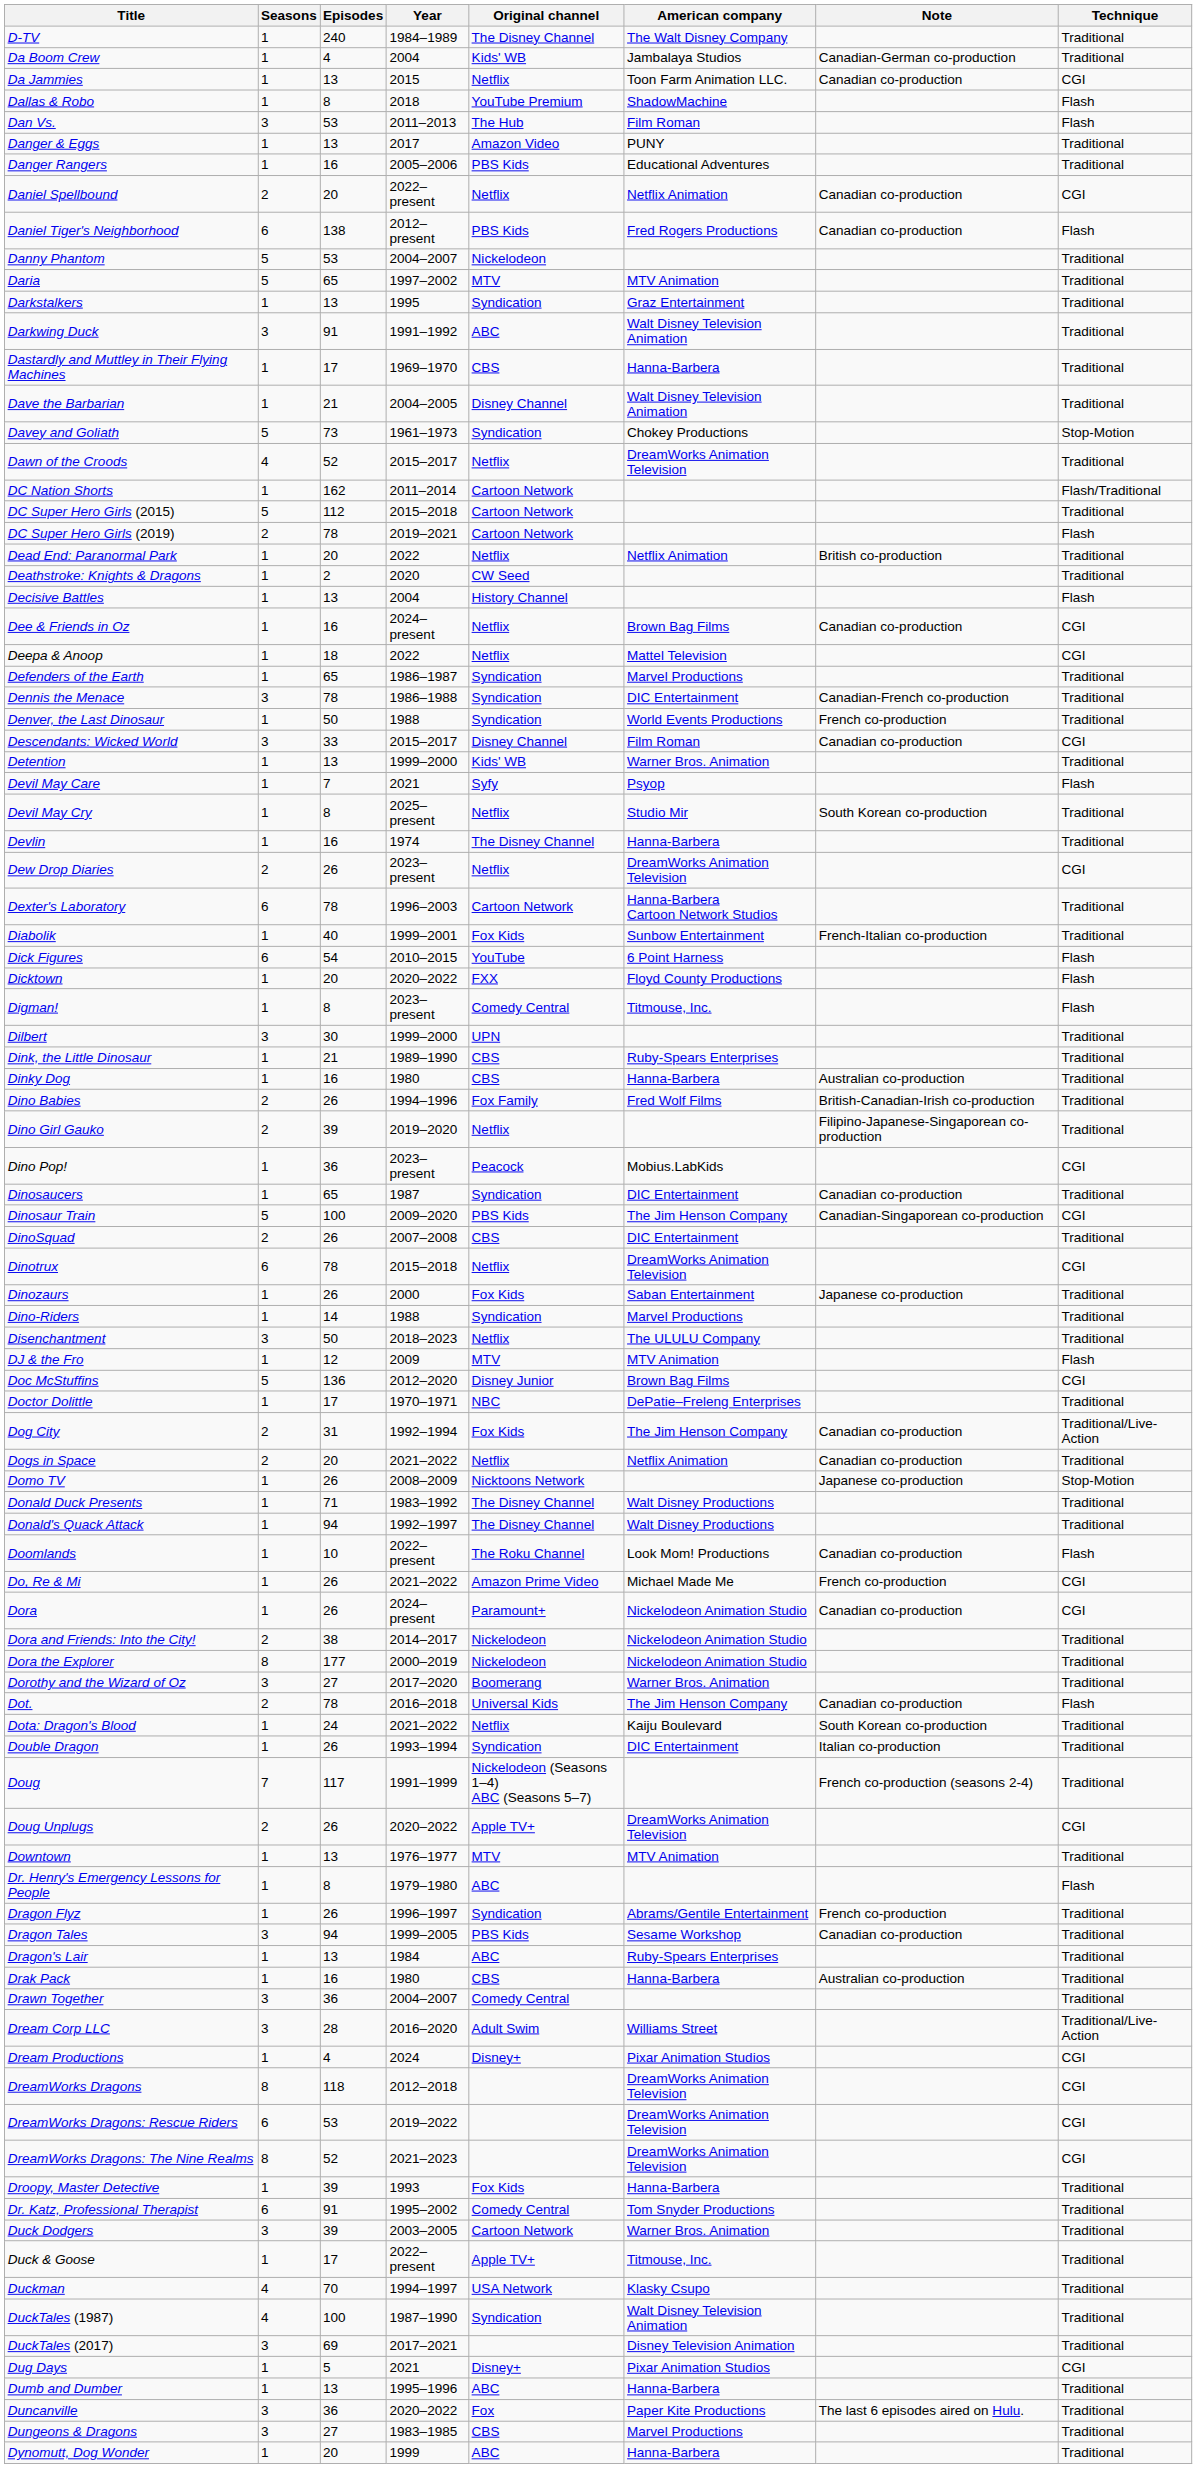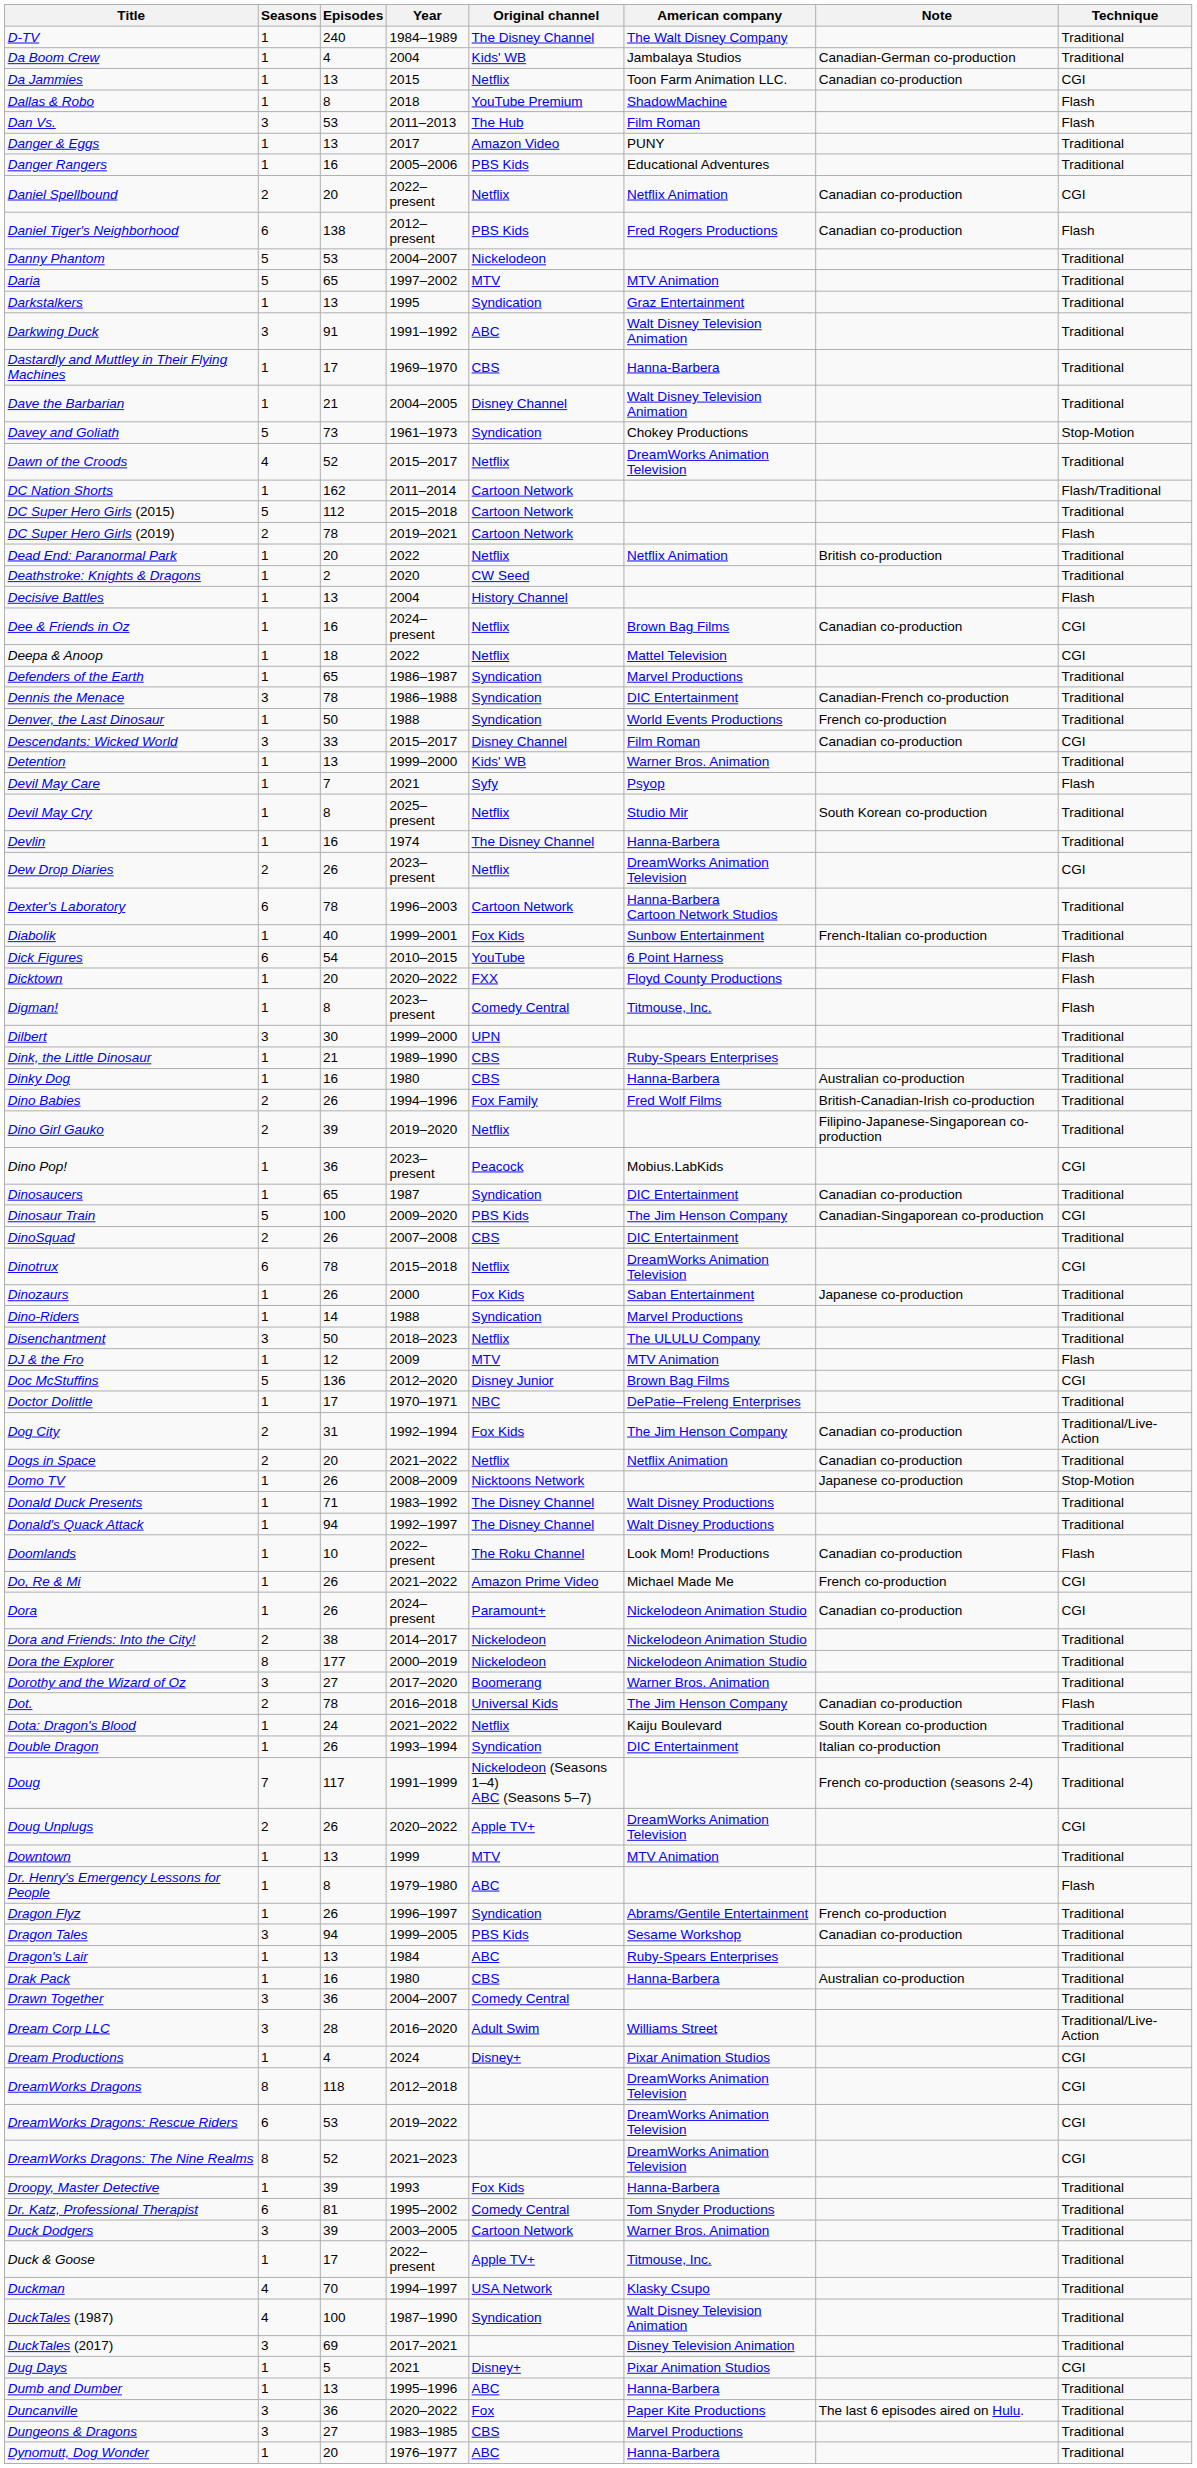(423, 1856) 1976–1977 -> (405, 1856) 1999
(331, 2209) 91 -> (331, 2209) 81
(405, 2453) 1999 -> (423, 2453) 1976–1977
